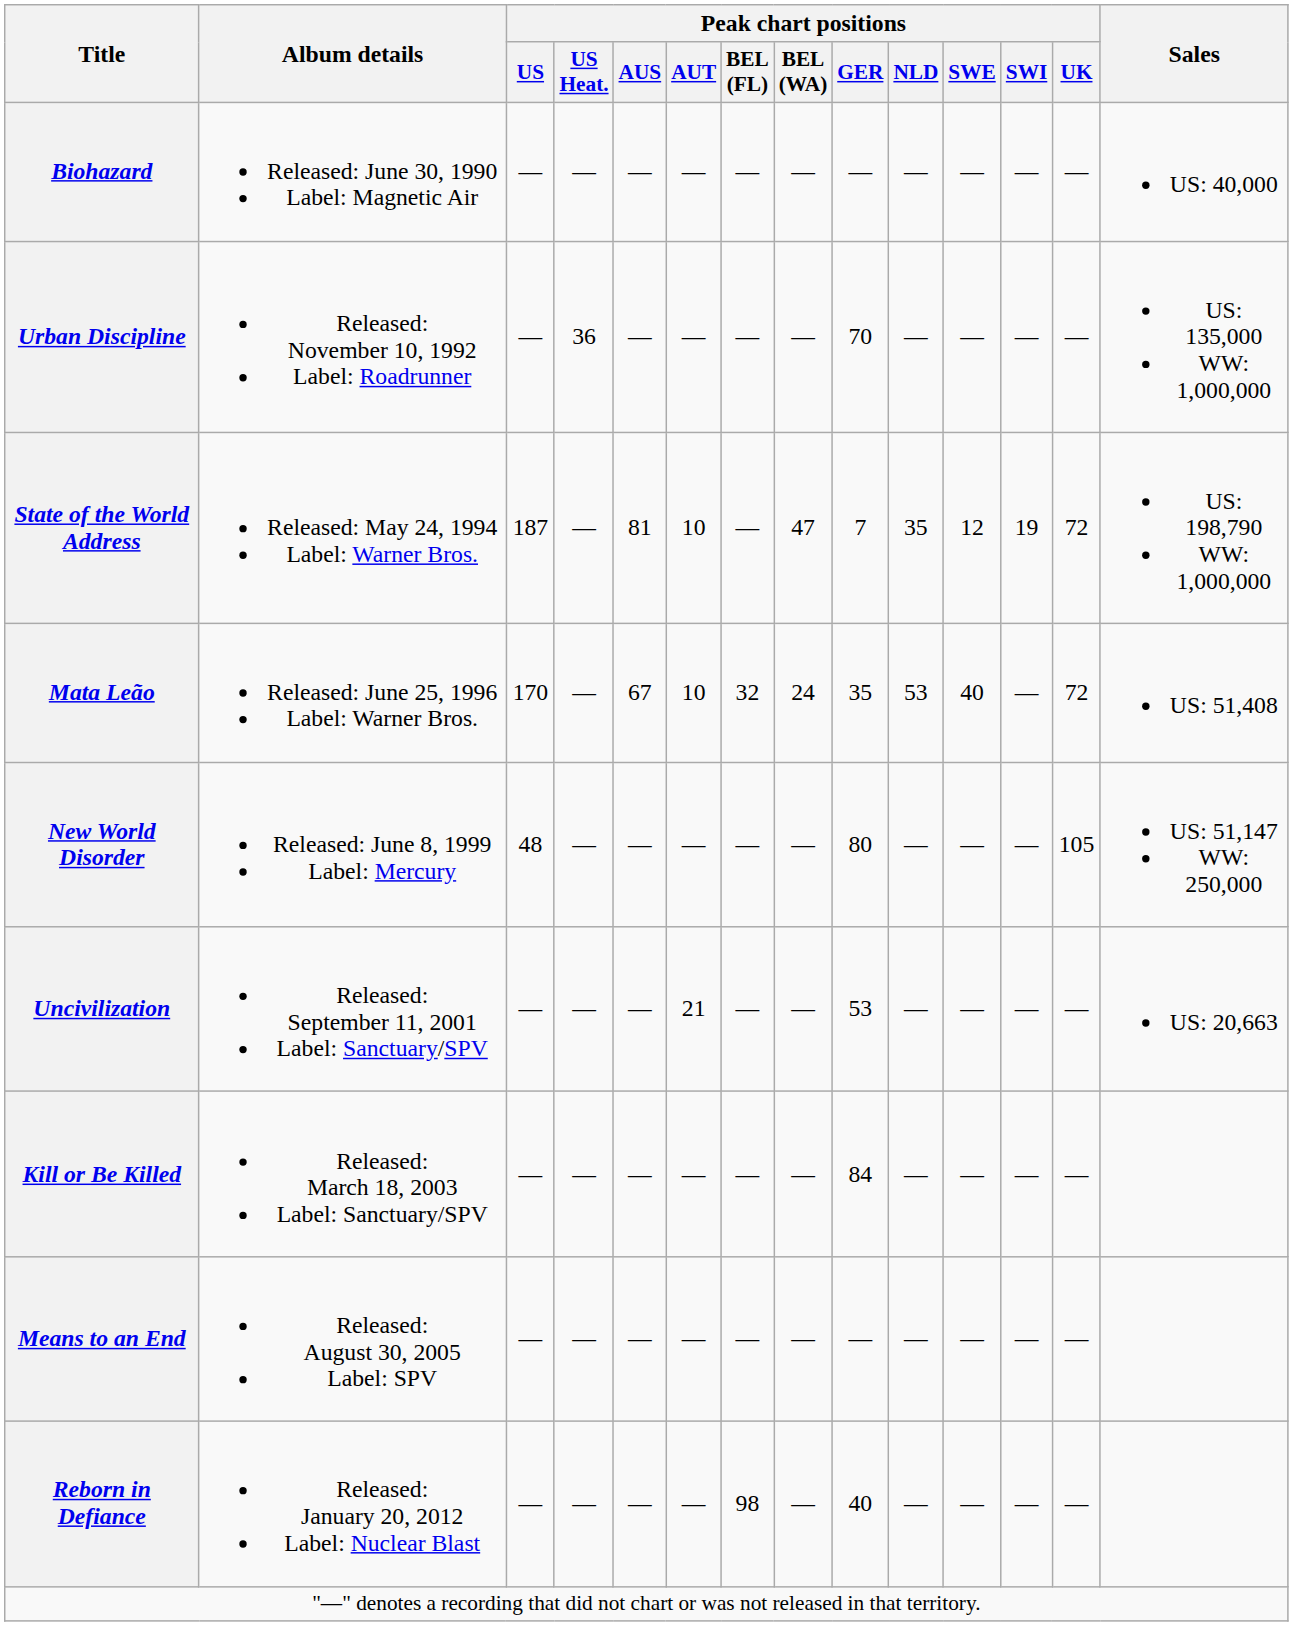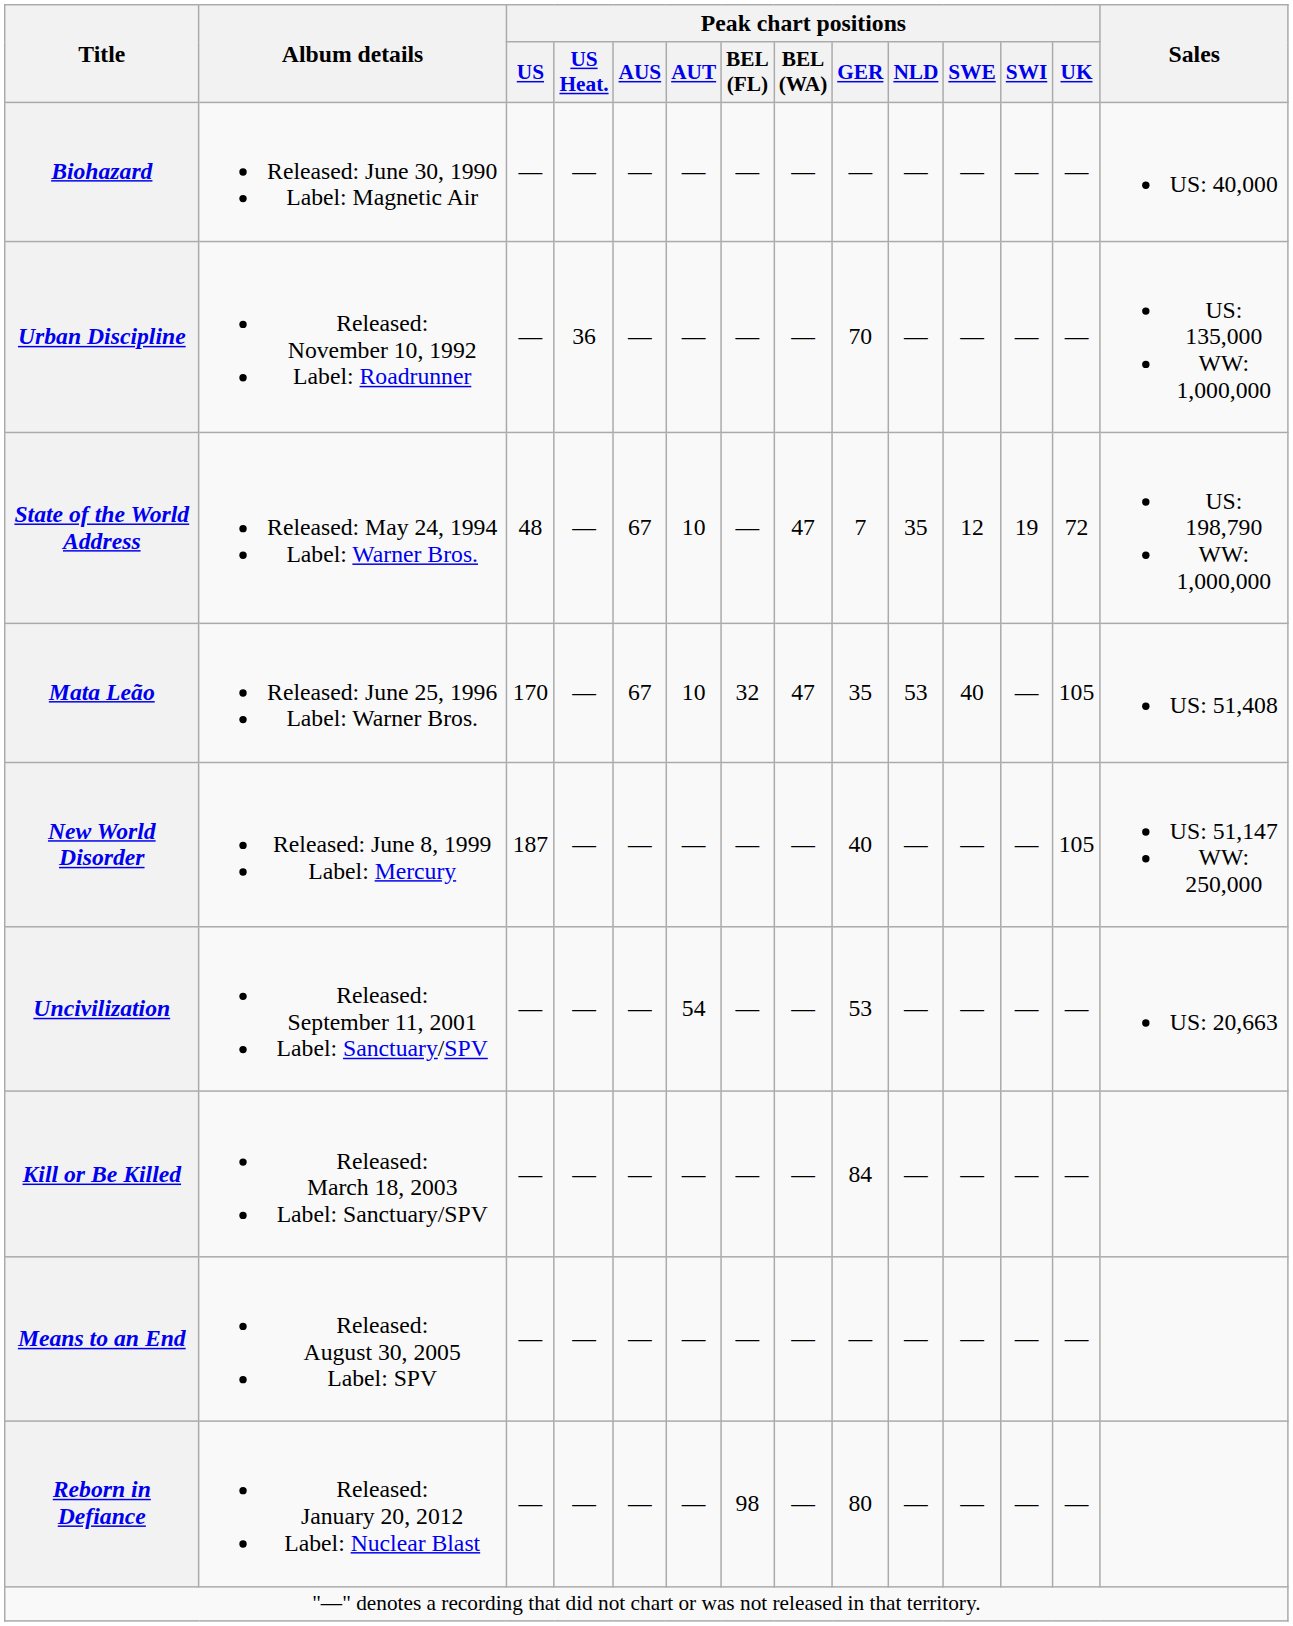(530, 527) 187 -> (530, 527) 48
(640, 527) 81 -> (640, 527) 67
(803, 692) 24 -> (803, 692) 47
(1076, 692) 72 -> (1076, 692) 105
(530, 844) 48 -> (530, 844) 187
(860, 844) 80 -> (860, 844) 40
(694, 1008) 21 -> (694, 1008) 54
(860, 1503) 40 -> (860, 1503) 80
